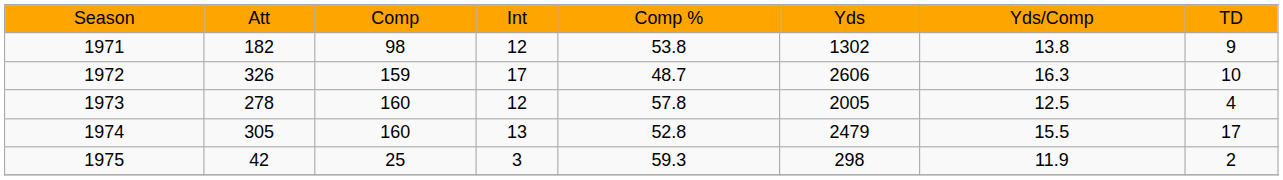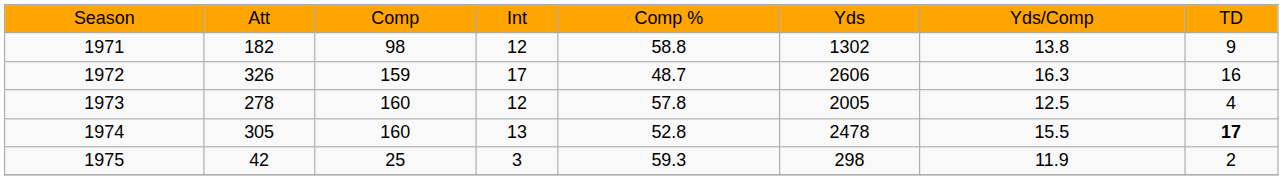(669, 47) 53.8 -> (669, 47) 58.8
(1231, 75) 10 -> (1231, 75) 16
(850, 132) 2479 -> (850, 132) 2478
(1231, 132) normal -> (1231, 132) bold
